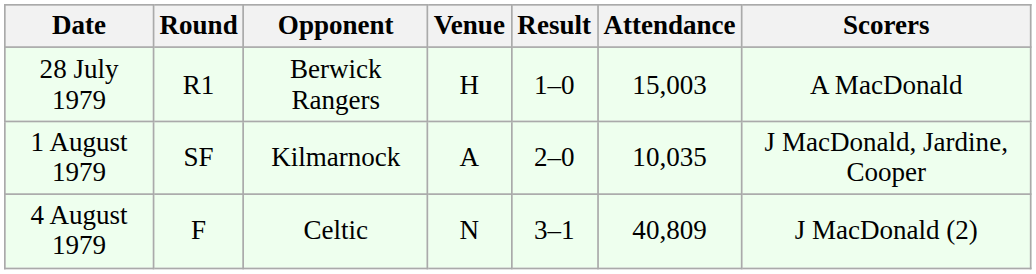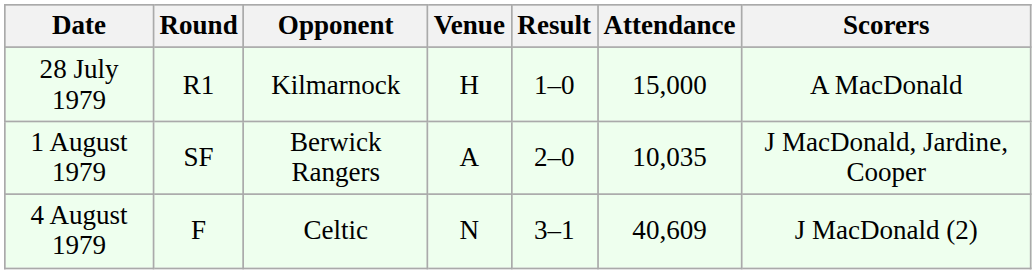(336, 84) Berwick Rangers -> (336, 84) Kilmarnock
(670, 84) 15,003 -> (670, 84) 15,000
(336, 157) Kilmarnock -> (336, 157) Berwick Rangers
(670, 230) 40,809 -> (670, 230) 40,609
